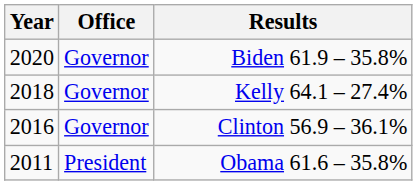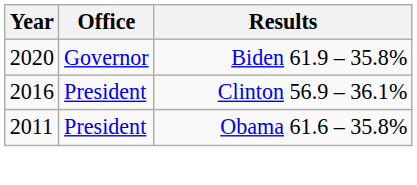- row: (321, 92)
(106, 127) Governor -> (105, 92) President
